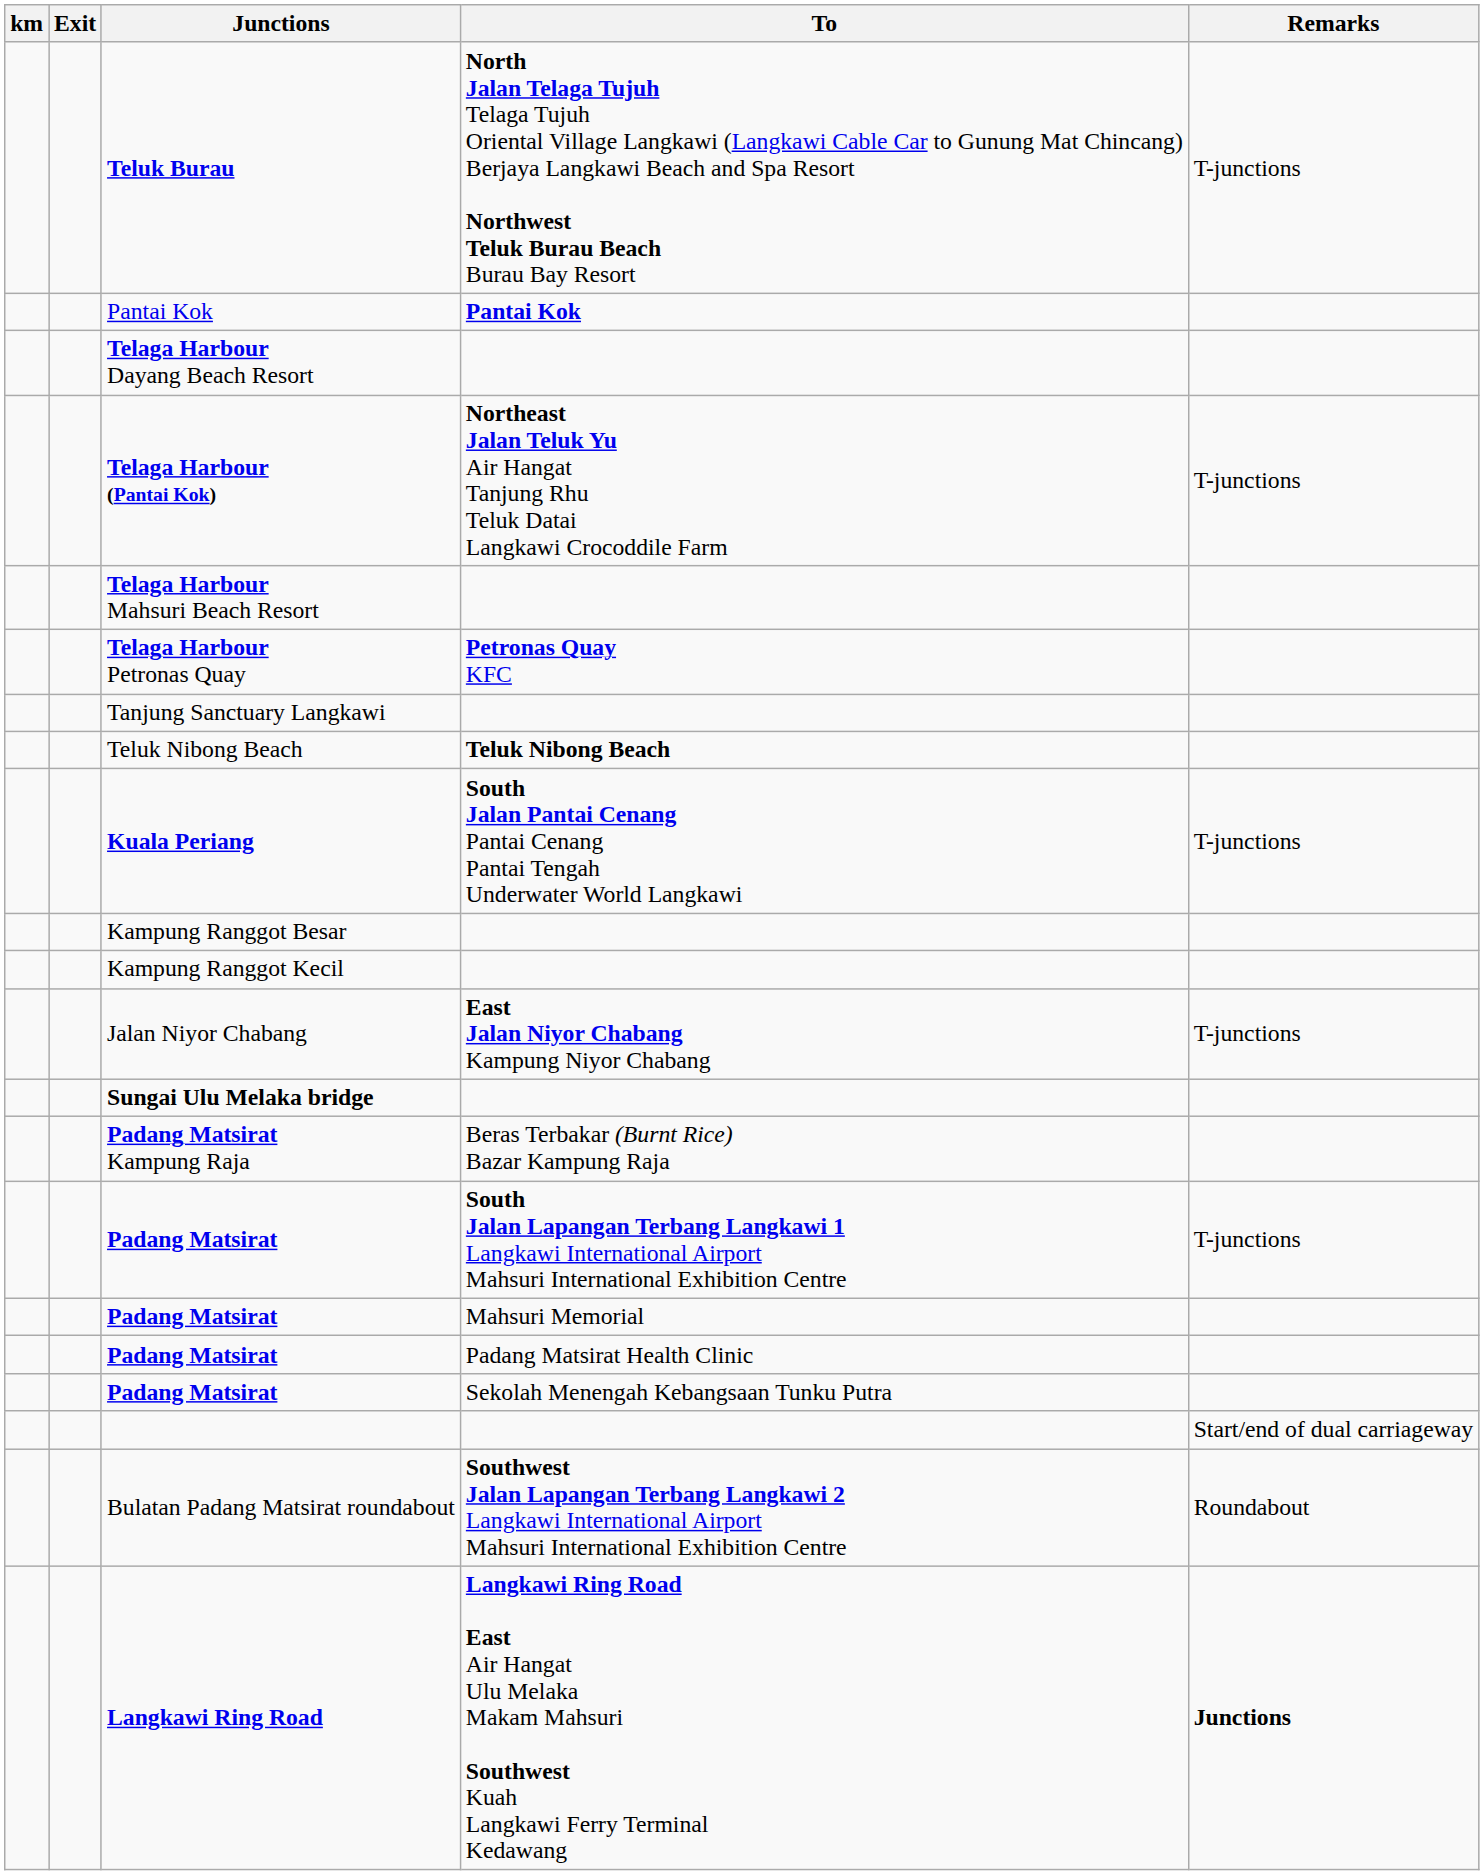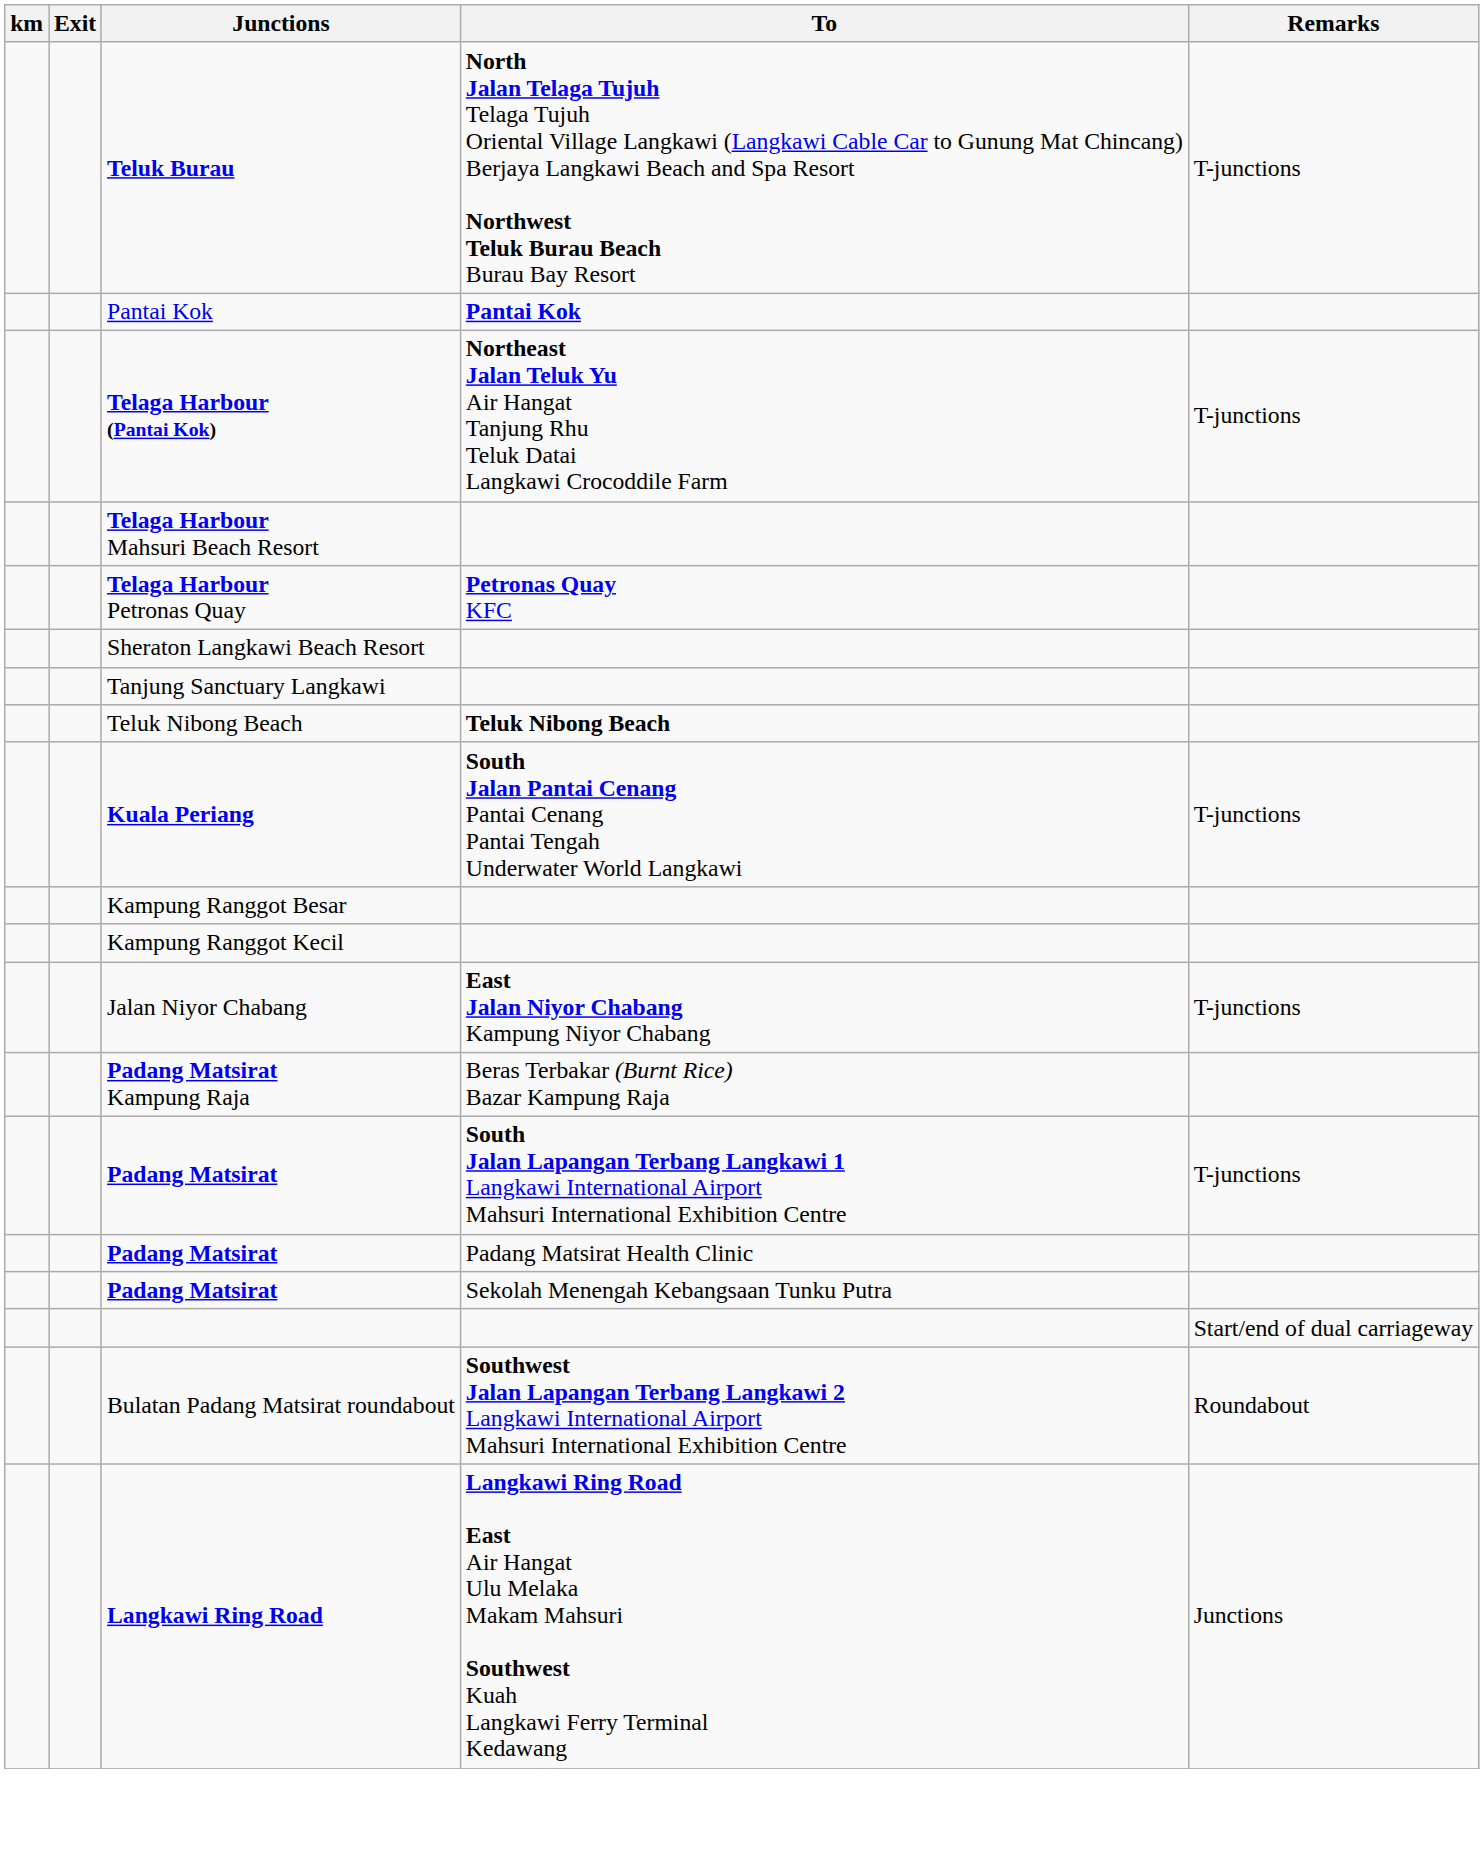- row: (210, 362)
+ row: (266, 648)
- row: (240, 1097)
- row: (192, 1316)
(1242, 1717) bold -> (1238, 1615) normal
